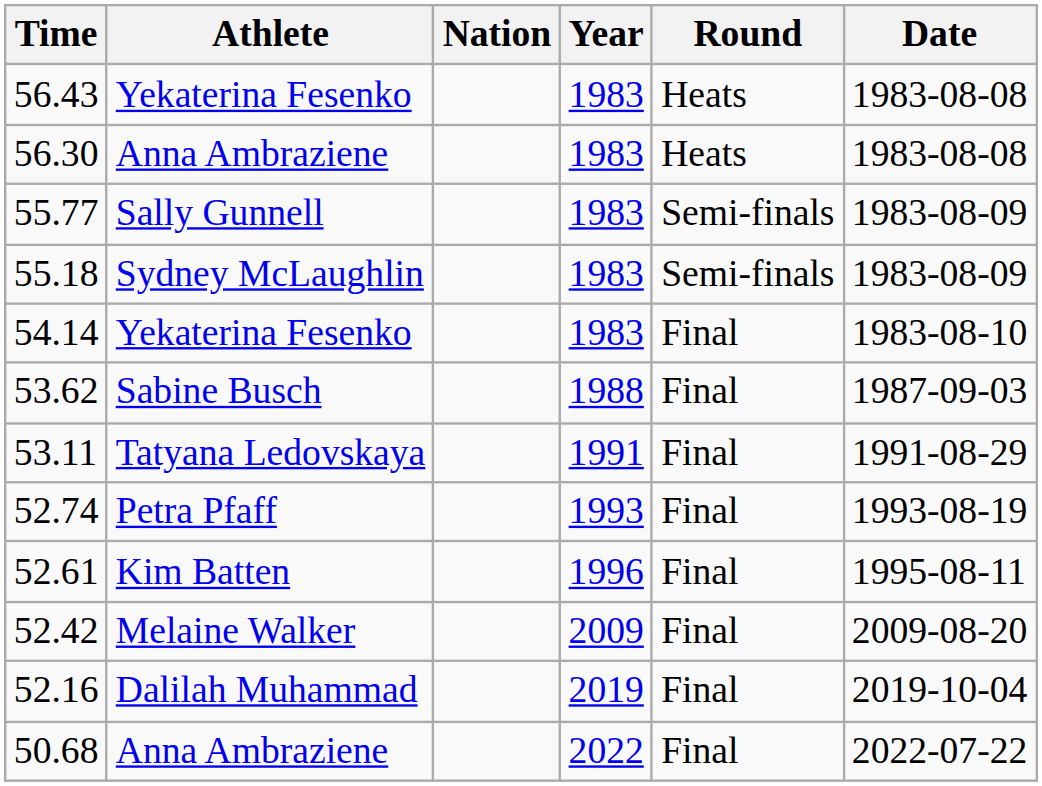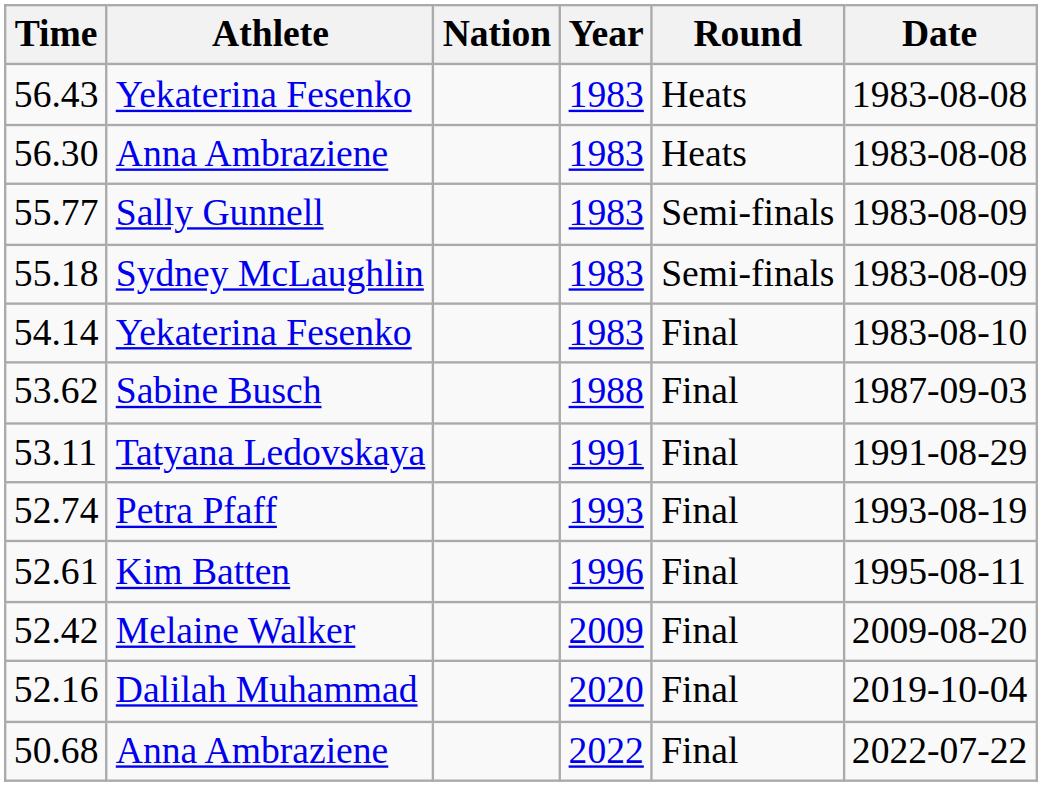(606, 690) 2019 -> (606, 690) 2020
